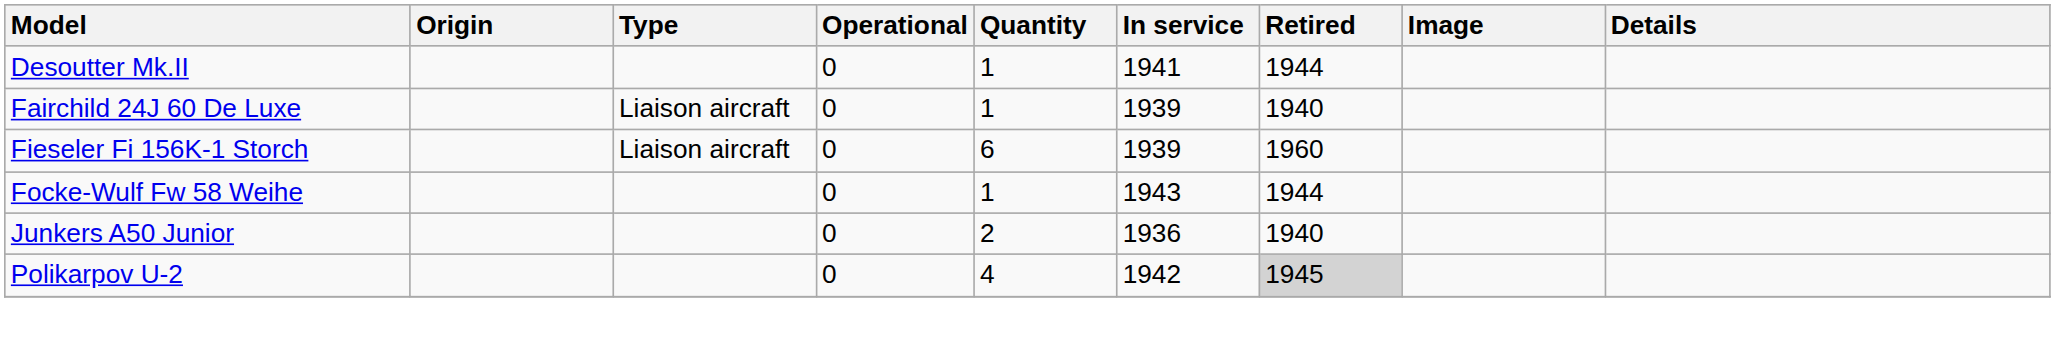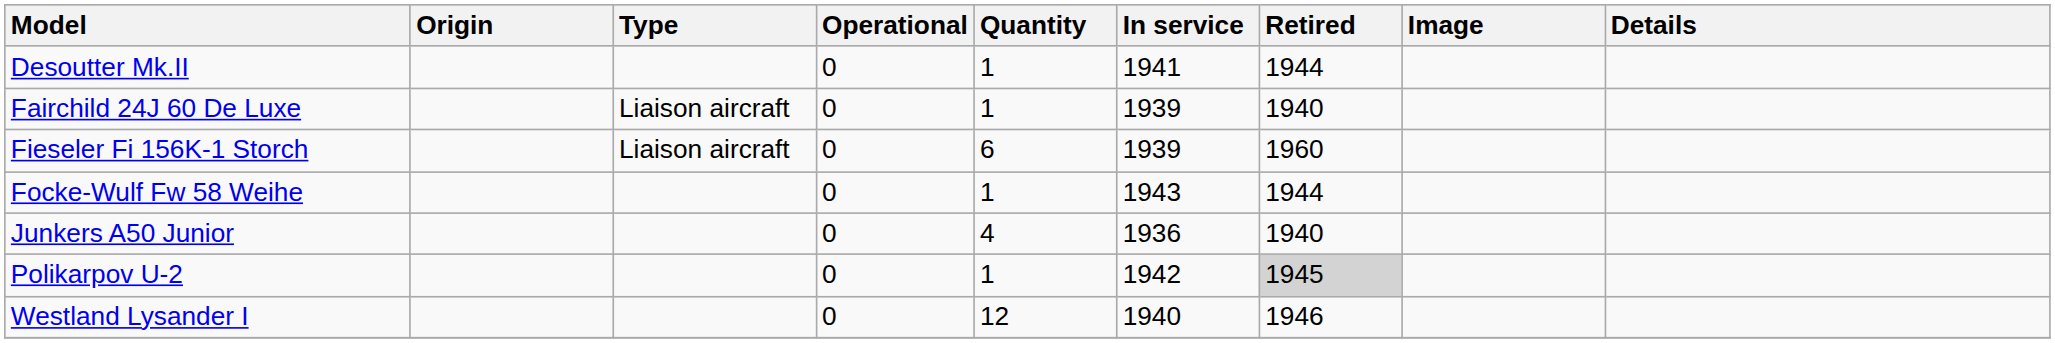(987, 233) 2 -> (987, 233) 4
(987, 274) 4 -> (987, 274) 1
+ row: (130, 316)
